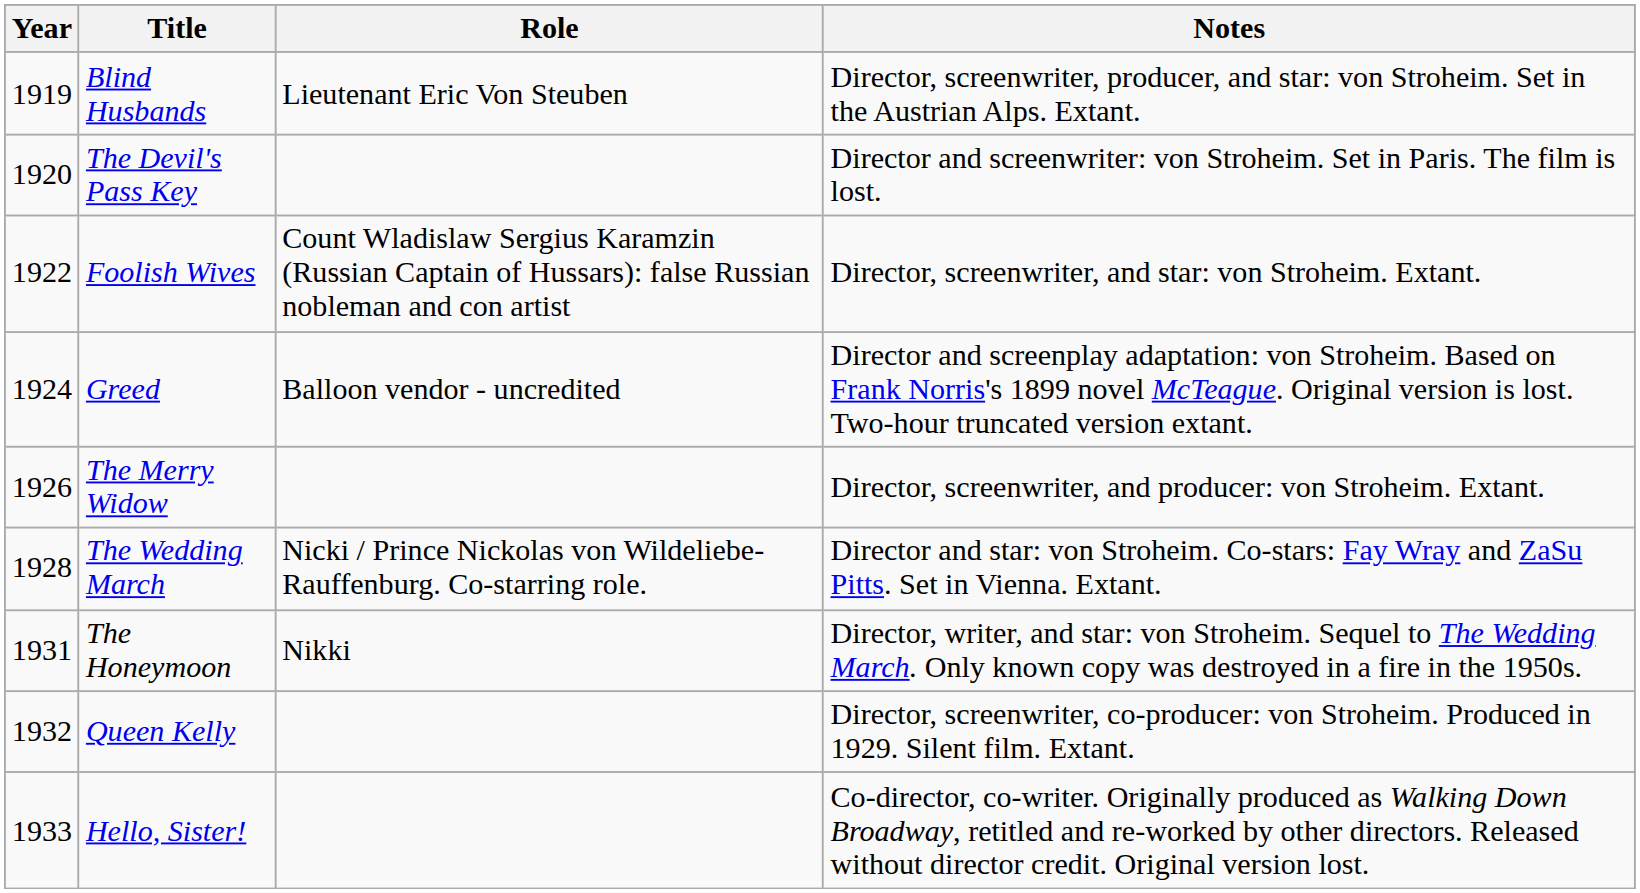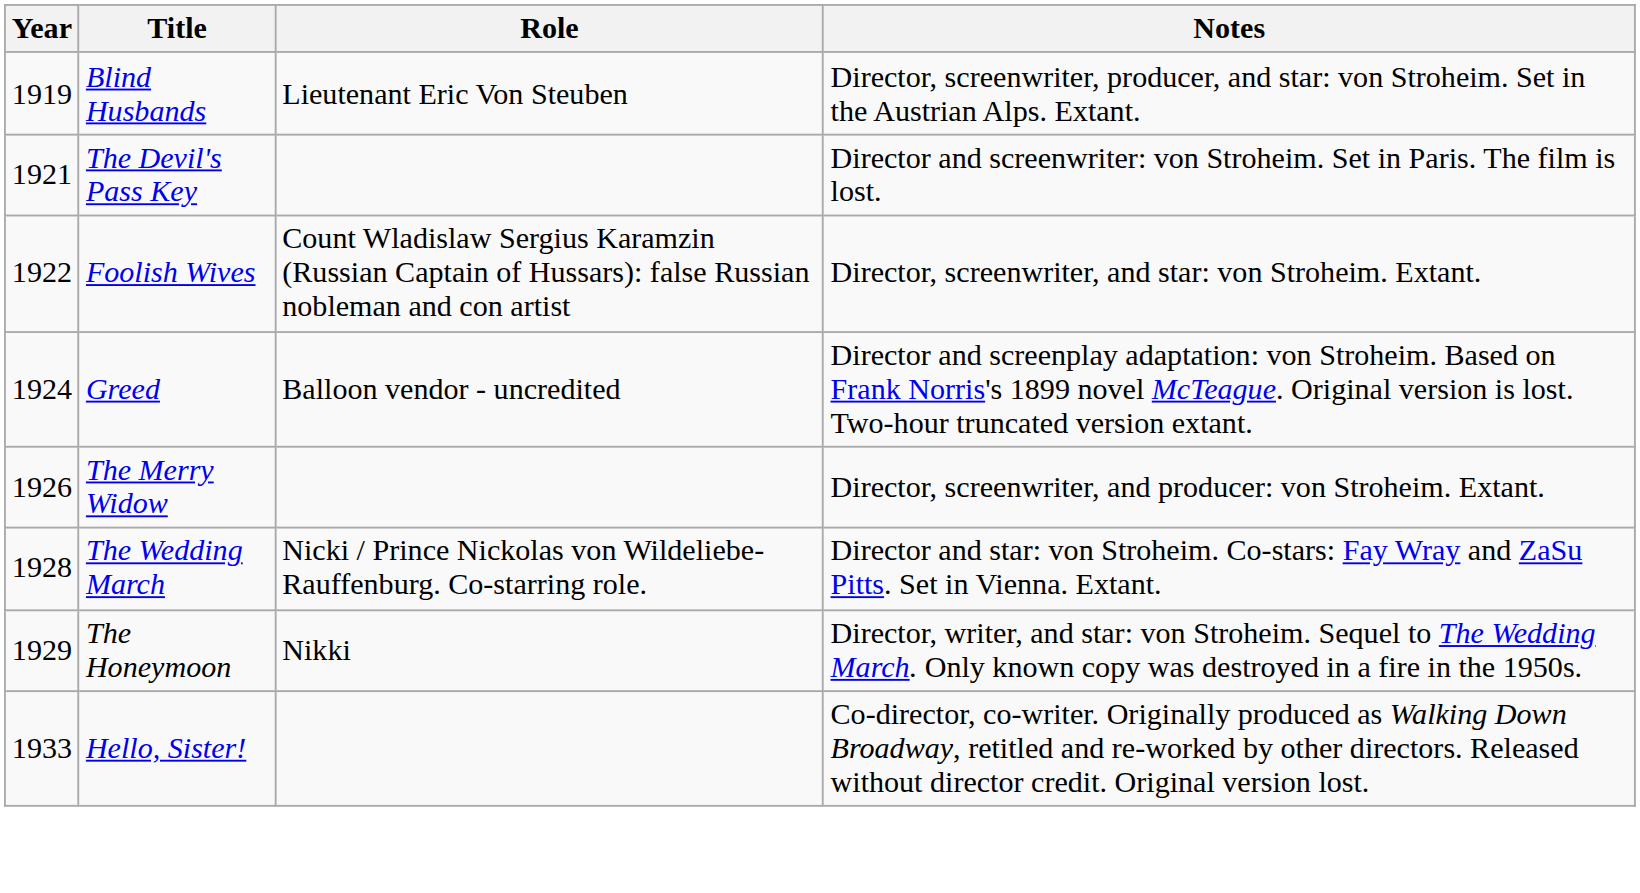(42, 174) 1920 -> (42, 174) 1921
(42, 649) 1931 -> (42, 649) 1929
- row: (161, 731)
